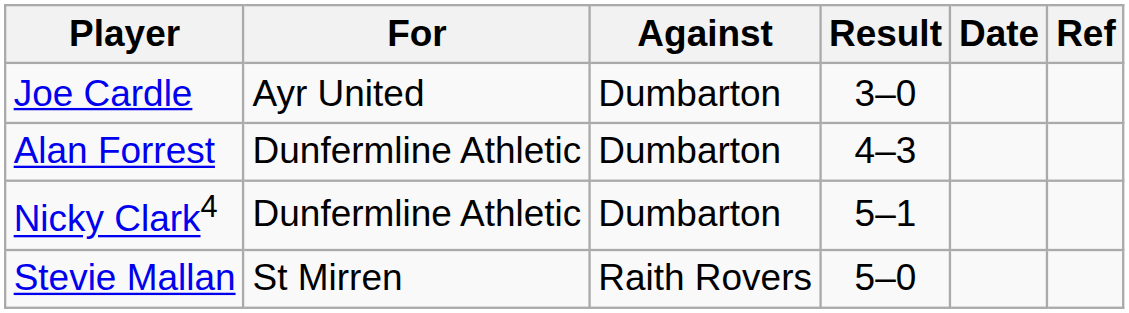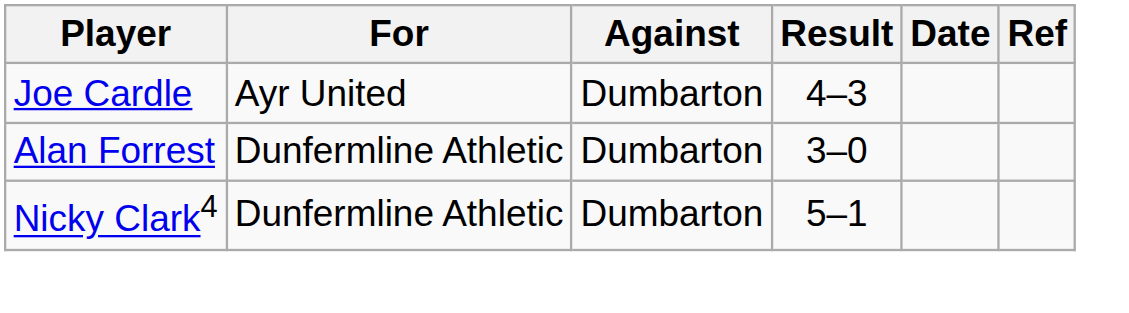(885, 92) 3–0 -> (837, 92) 4–3
(885, 151) 4–3 -> (837, 151) 3–0
- row: (125, 278)
